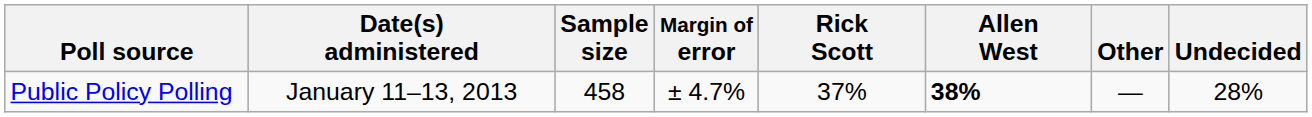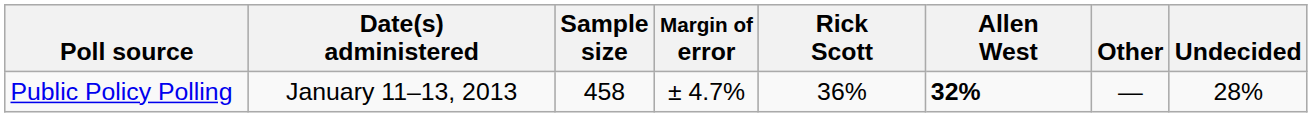(842, 91) 37% -> (842, 91) 36%
(956, 91) 38% -> (956, 91) 32%
